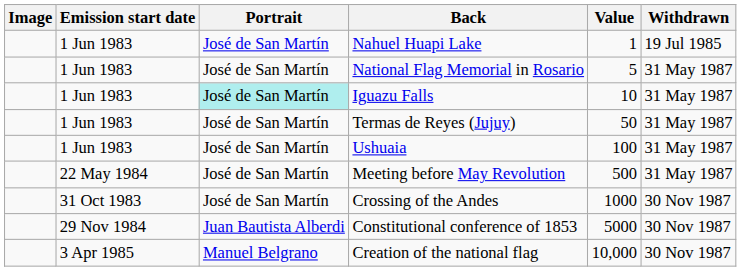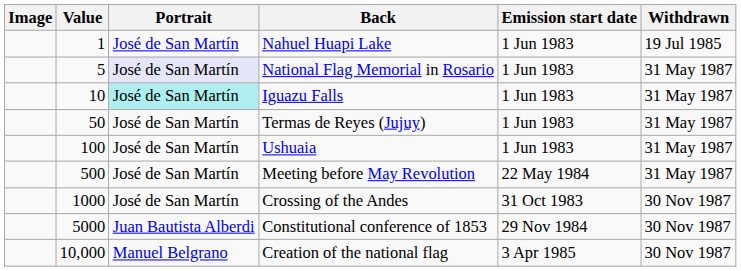columns swapped: (614, 17) <-> (128, 17)
(266, 69) no background -> (176, 69) lavender background
